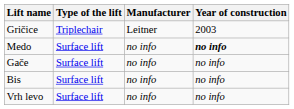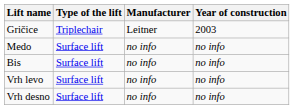(211, 46) bold -> (210, 46) normal
- row: (18, 63)
+ row: (28, 96)
